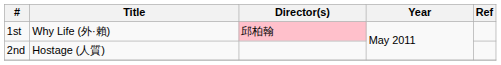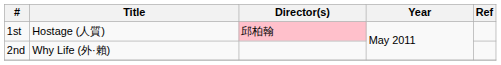(71, 31) Why Life (外·賴) -> (69, 31) Hostage (人質)
(69, 50) Hostage (人質) -> (71, 50) Why Life (外·賴)
